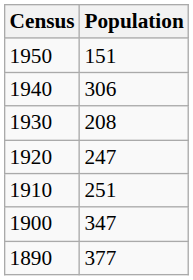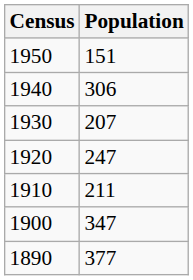(100, 122) 208 -> (100, 122) 207
(100, 190) 251 -> (100, 190) 211
